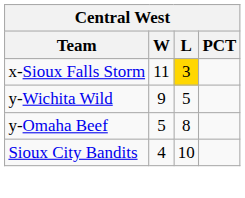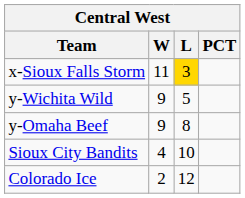(161, 125) 5 -> (161, 125) 9
+ row: (52, 179)
